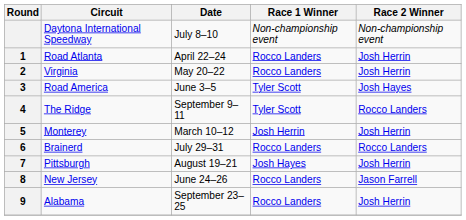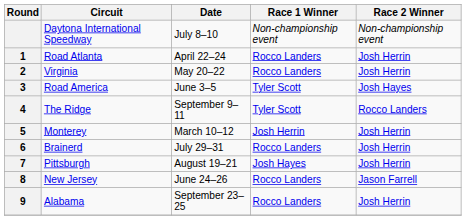(392, 147) Rocco Landers -> (384, 147) Josh Herrin
